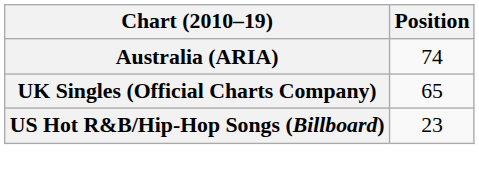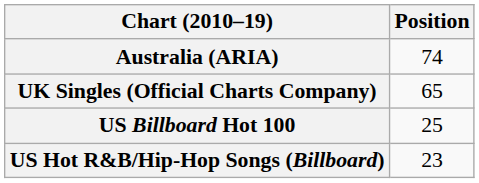+ row: (197, 125)
